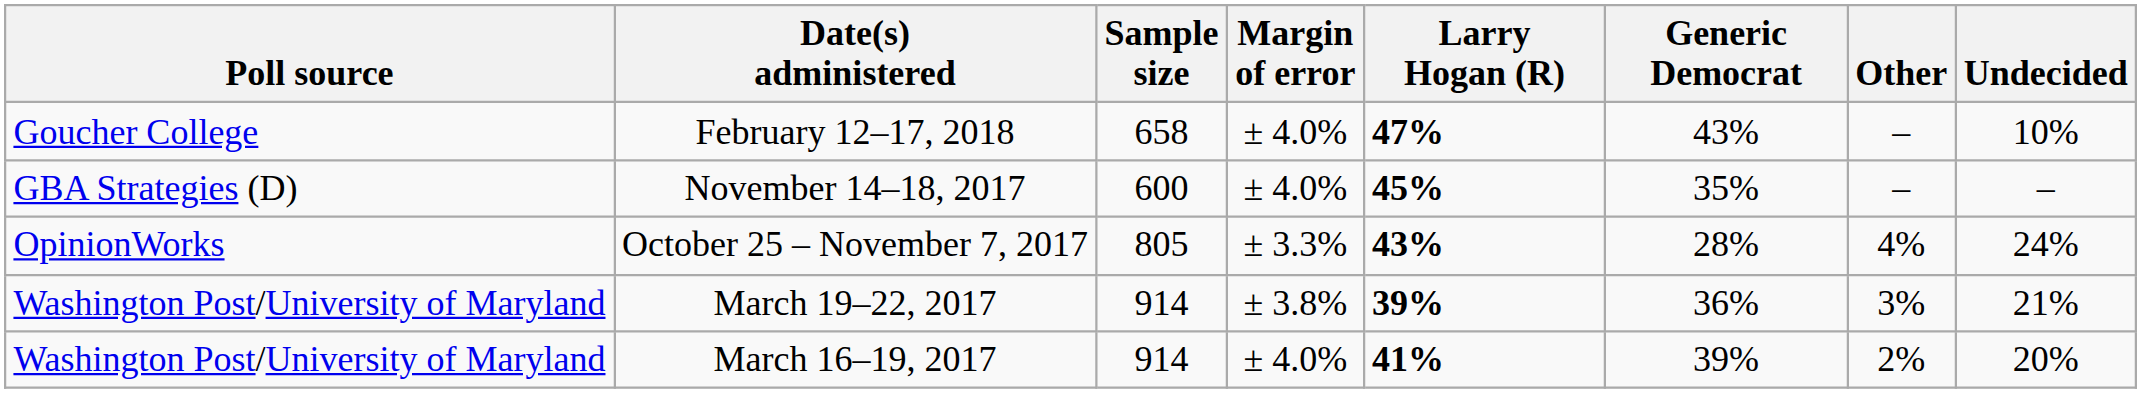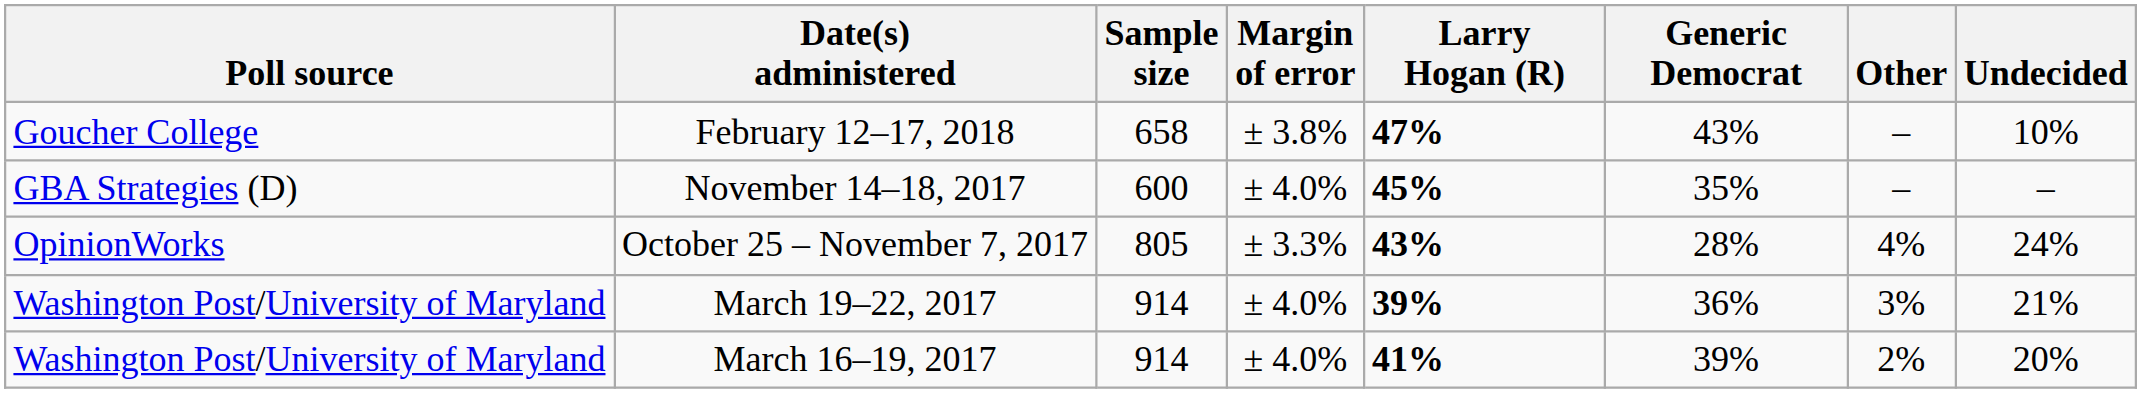(1295, 130) ± 4.0% -> (1295, 130) ± 3.8%
(1295, 301) ± 3.8% -> (1295, 301) ± 4.0%
